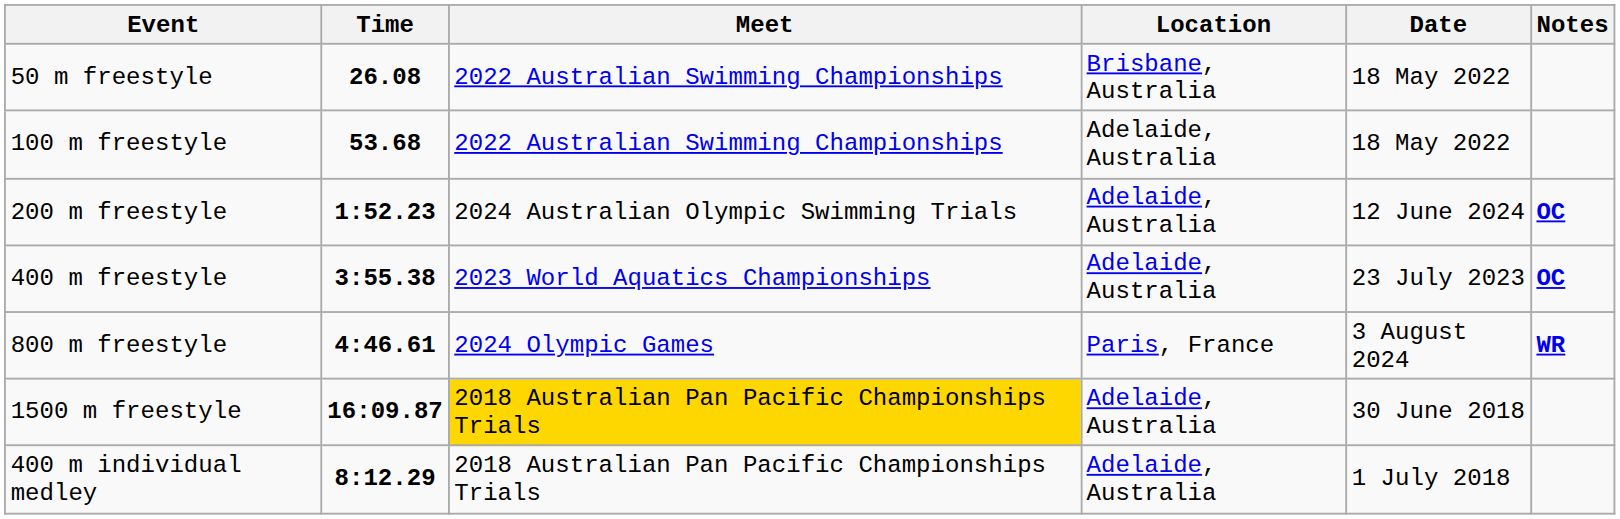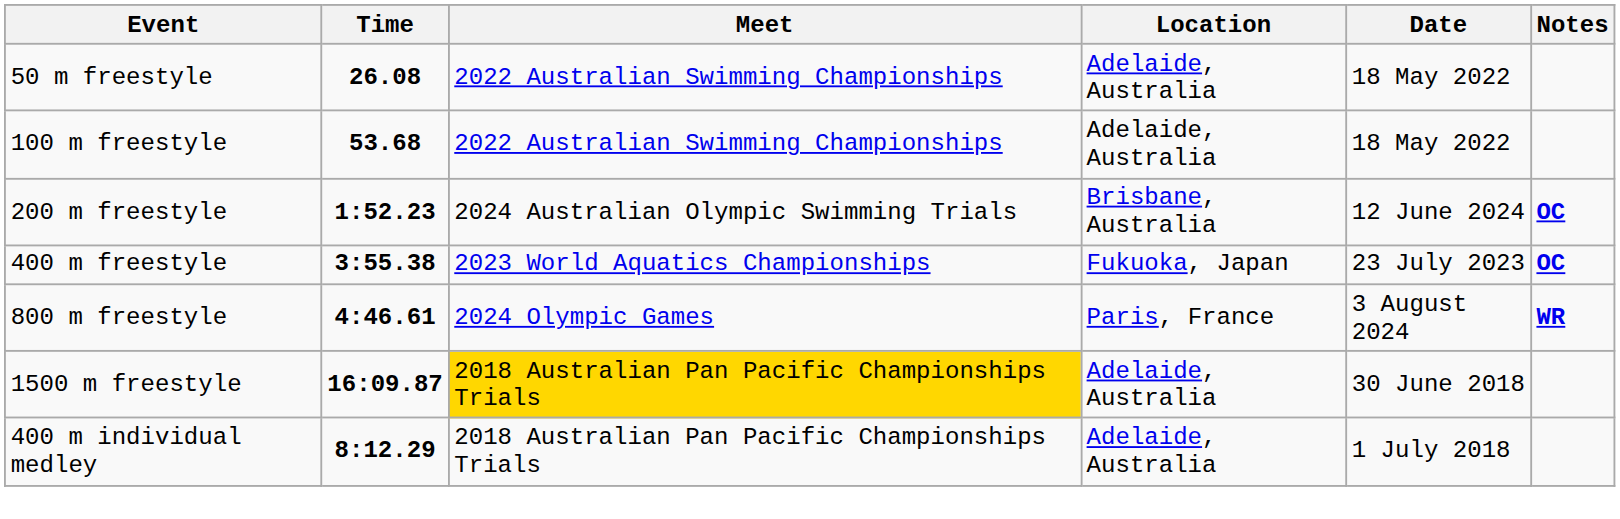(1152, 78) Brisbane, Australia -> (1152, 78) Adelaide, Australia
(1152, 211) Adelaide, Australia -> (1152, 211) Brisbane, Australia
(1152, 278) Adelaide, Australia -> (1188, 265) Fukuoka, Japan
